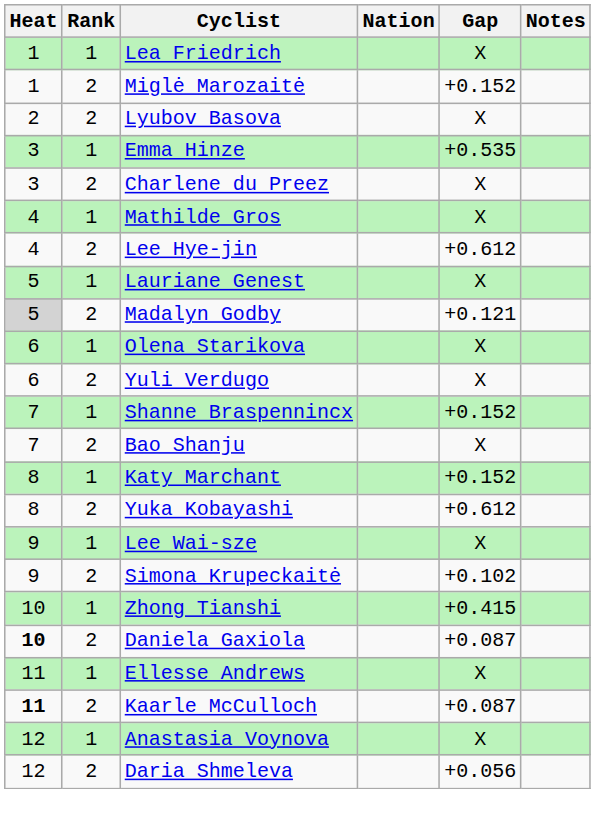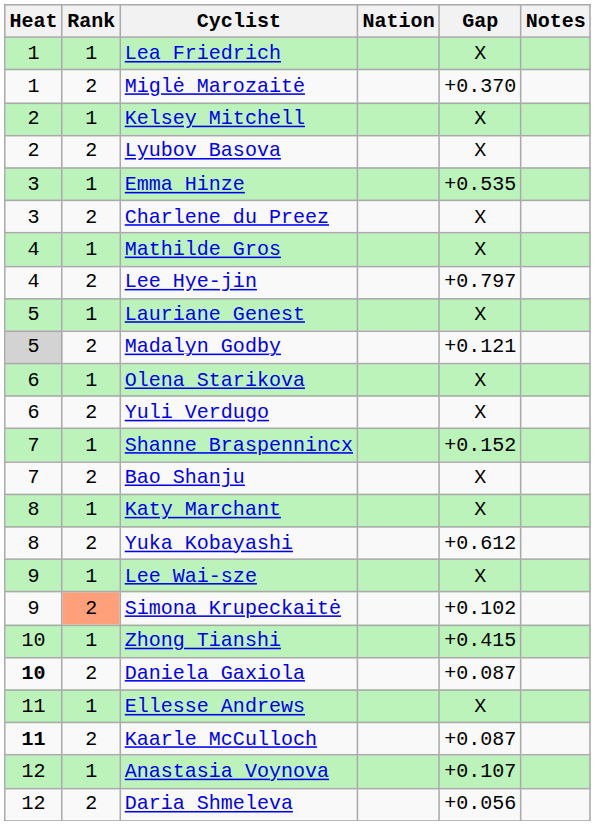(480, 86) +0.152 -> (480, 86) +0.370
+ row: (215, 119)
(480, 249) +0.612 -> (480, 282) +0.797
(480, 478) +0.152 -> (480, 511) X
(91, 576) no background -> (91, 608) lightsalmon background
(480, 739) X -> (480, 772) +0.107
